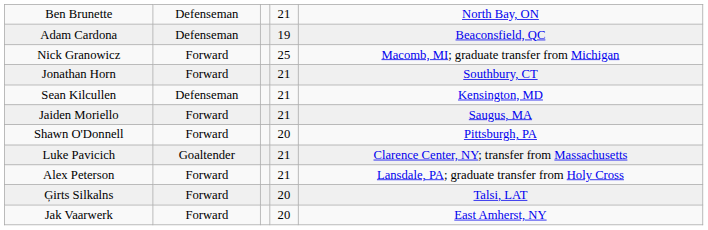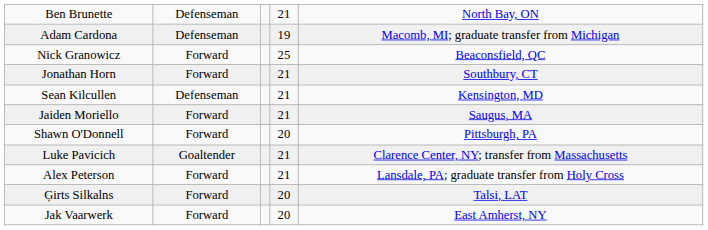(500, 34) Beaconsfield, QC -> (500, 34) Macomb, MI; graduate transfer from Michigan
(500, 54) Macomb, MI; graduate transfer from Michigan -> (500, 54) Beaconsfield, QC
